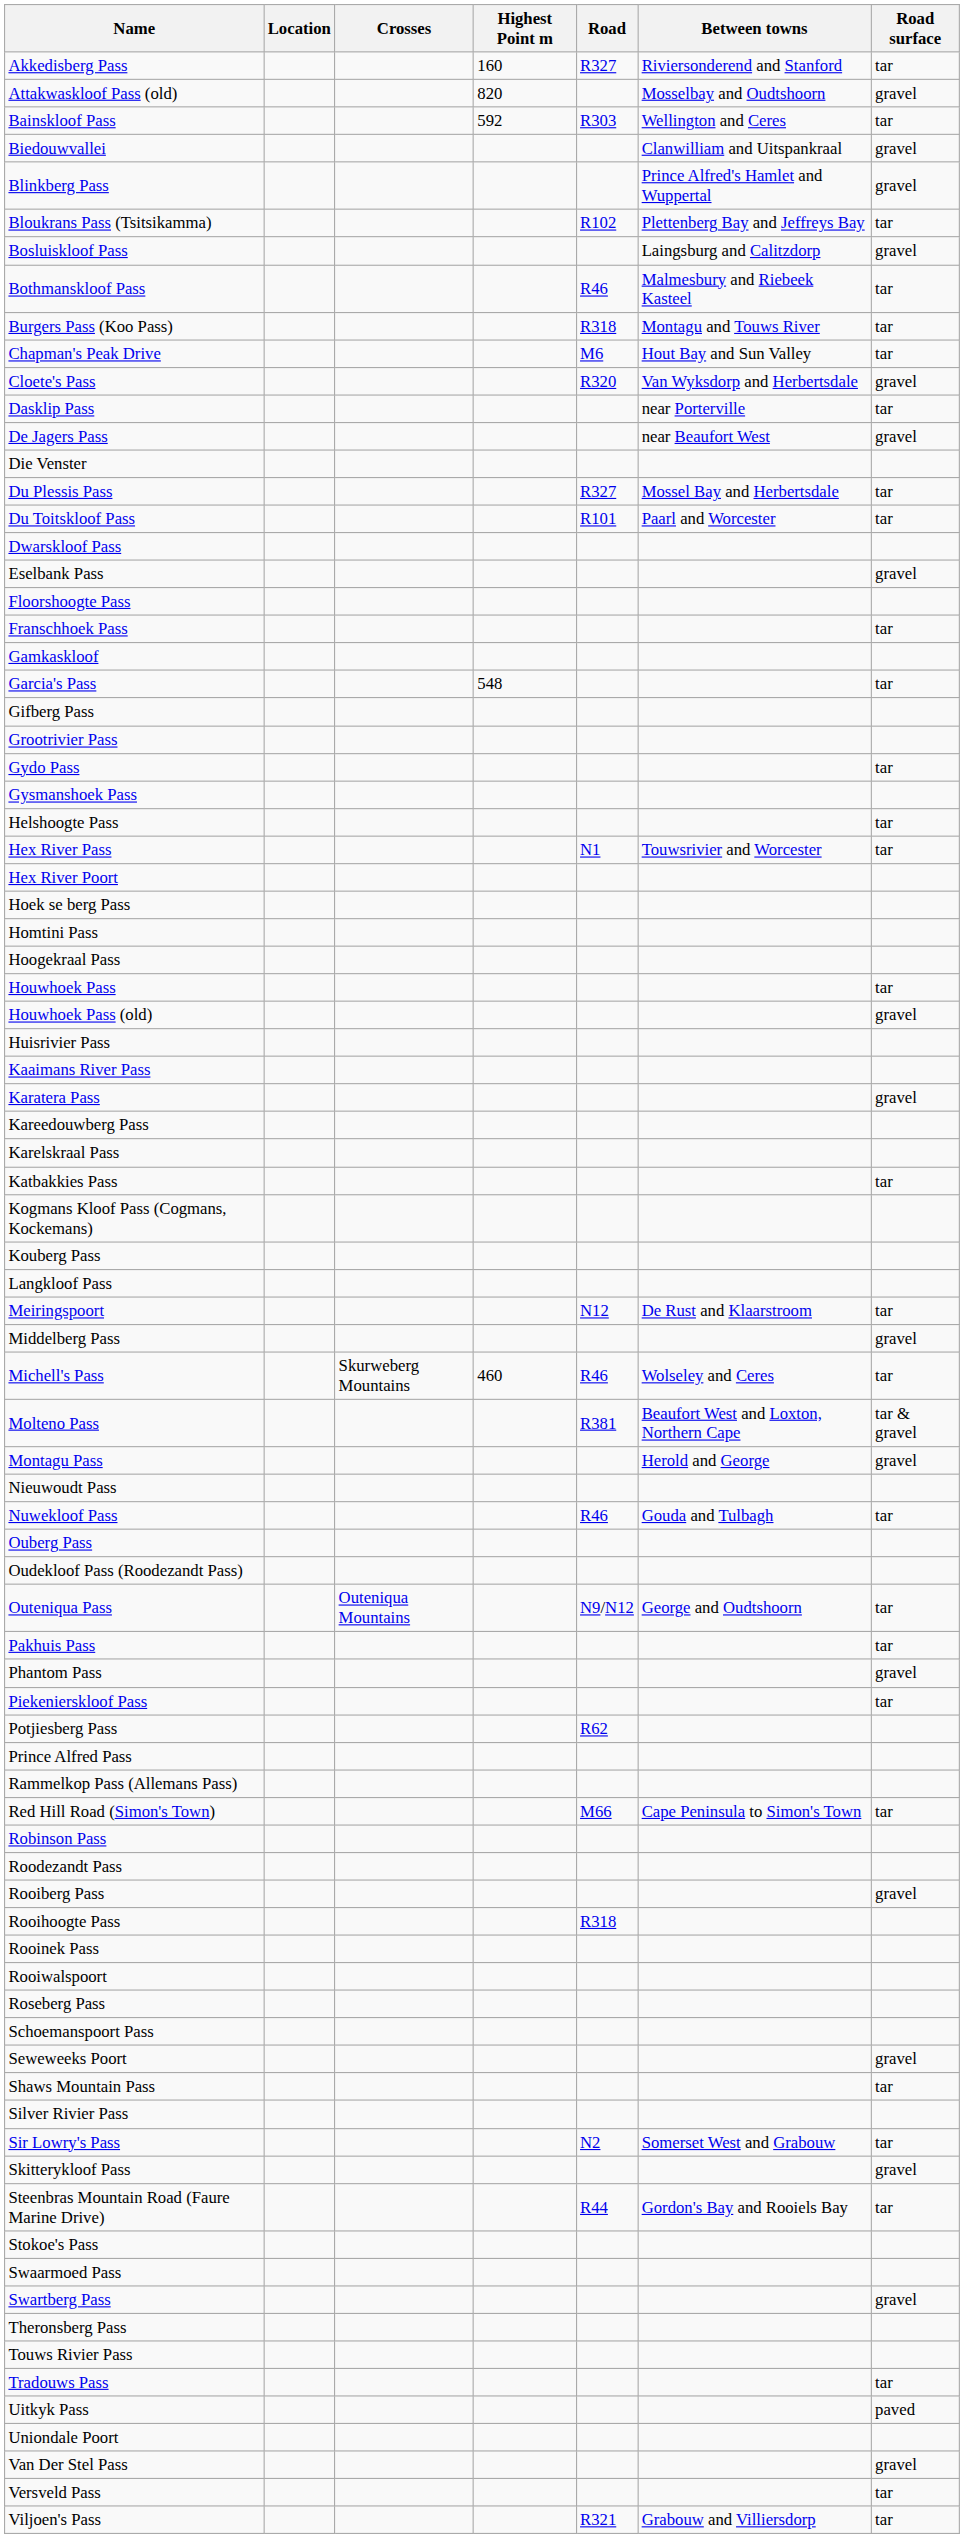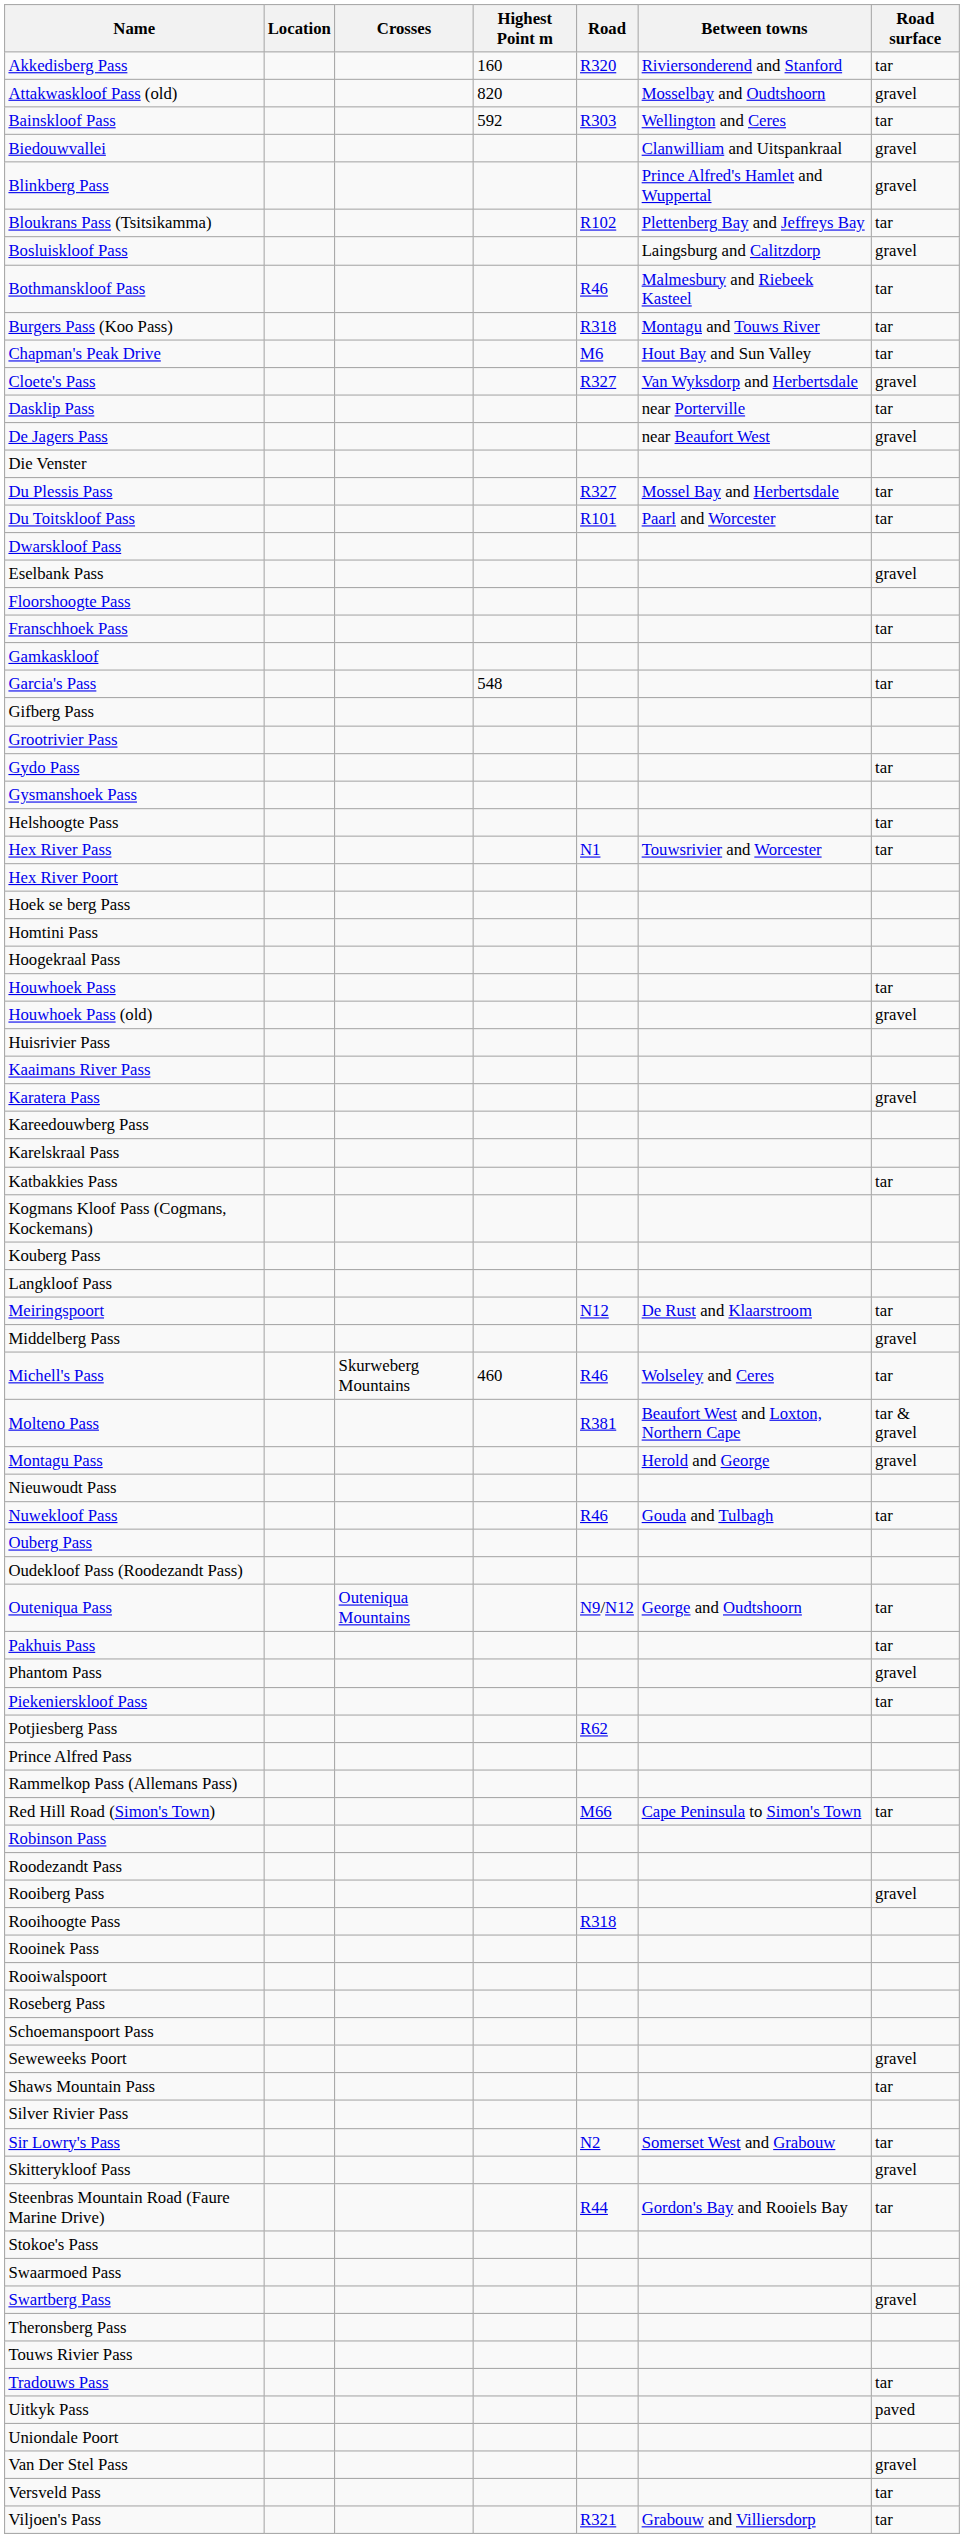(598, 65) R327 -> (598, 65) R320
(598, 381) R320 -> (598, 381) R327
